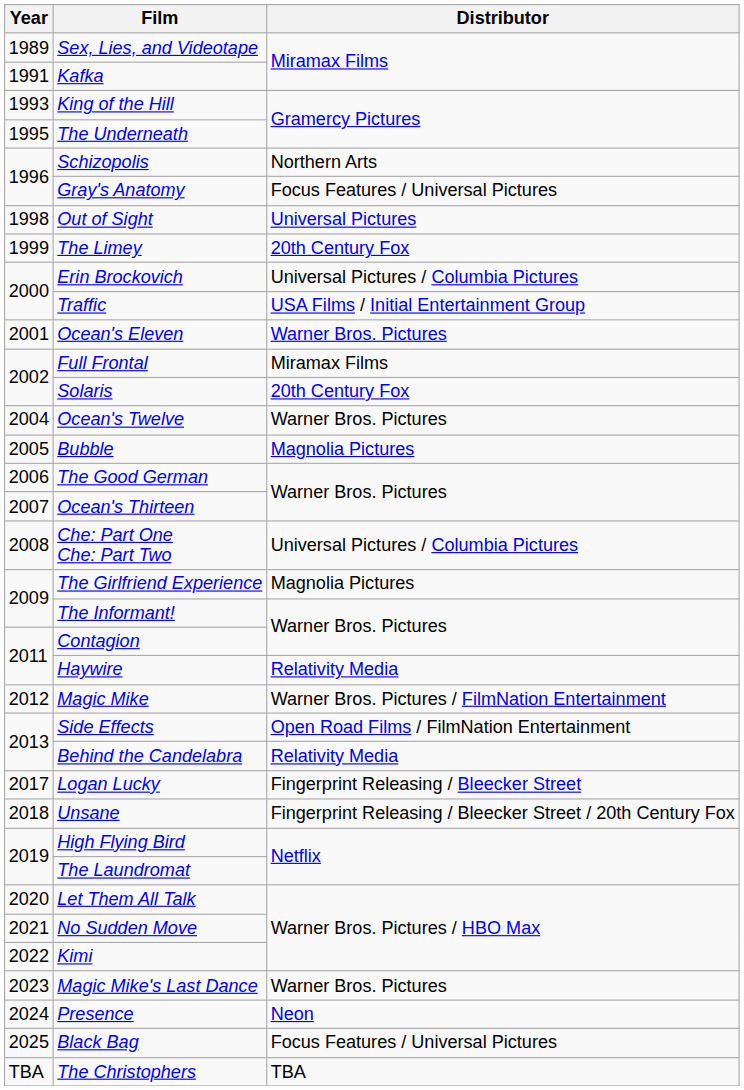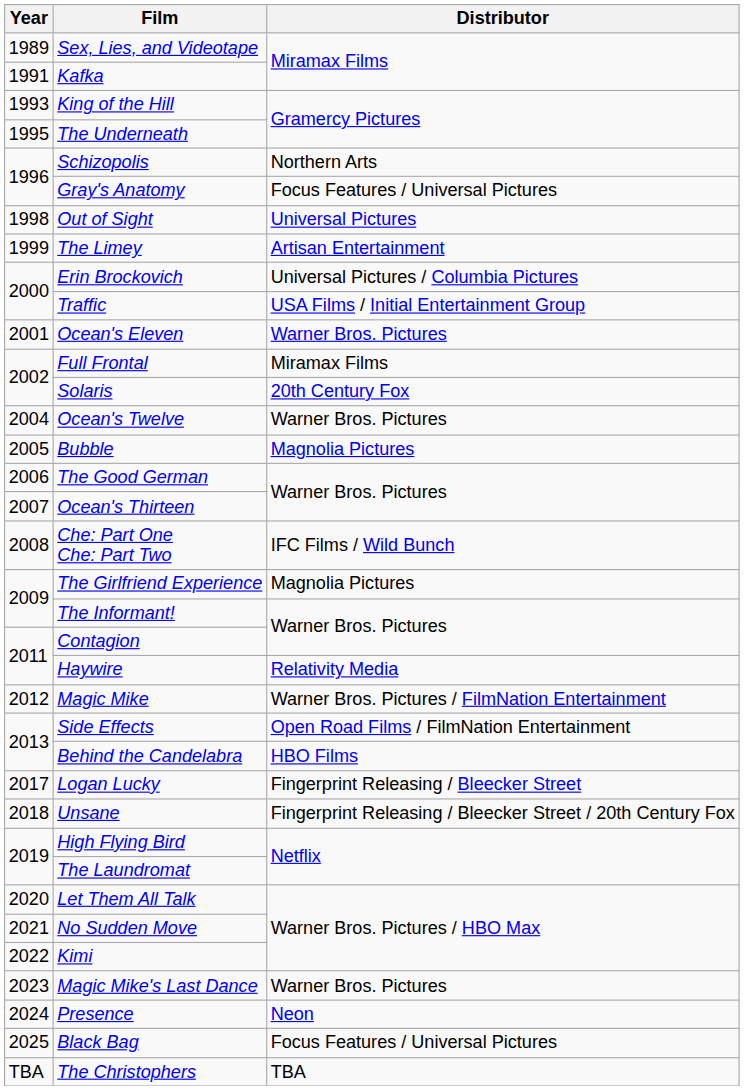(340, 248) 20th Century Fox -> (358, 248) Artisan Entertainment
(424, 545) Universal Pictures / Columbia Pictures -> (363, 545) IFC Films / Wild Bunch
(334, 756) Relativity Media -> (314, 756) HBO Films
